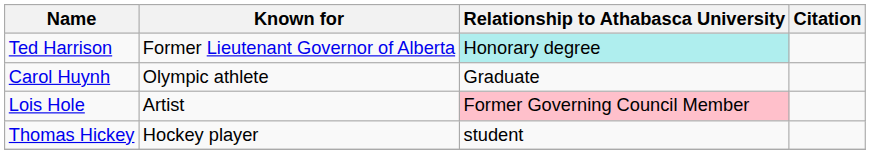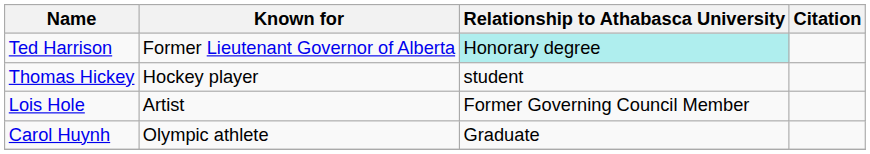rows swapped: (72, 134) <-> (59, 76)
(606, 105) pink background -> (606, 105) no background
